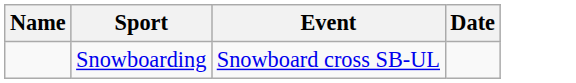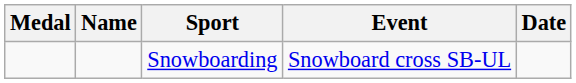+ column: (40, 23)
